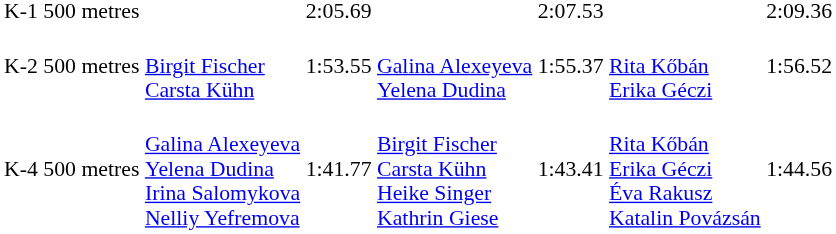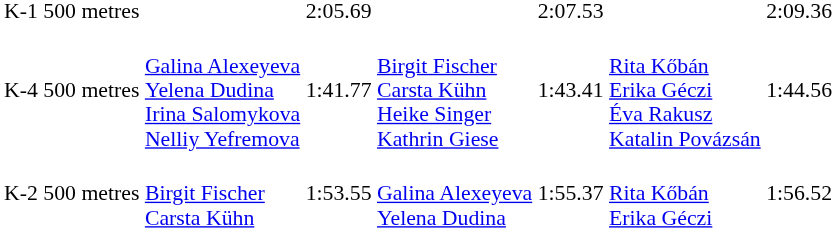rows swapped: (72, 65) <-> (72, 168)
